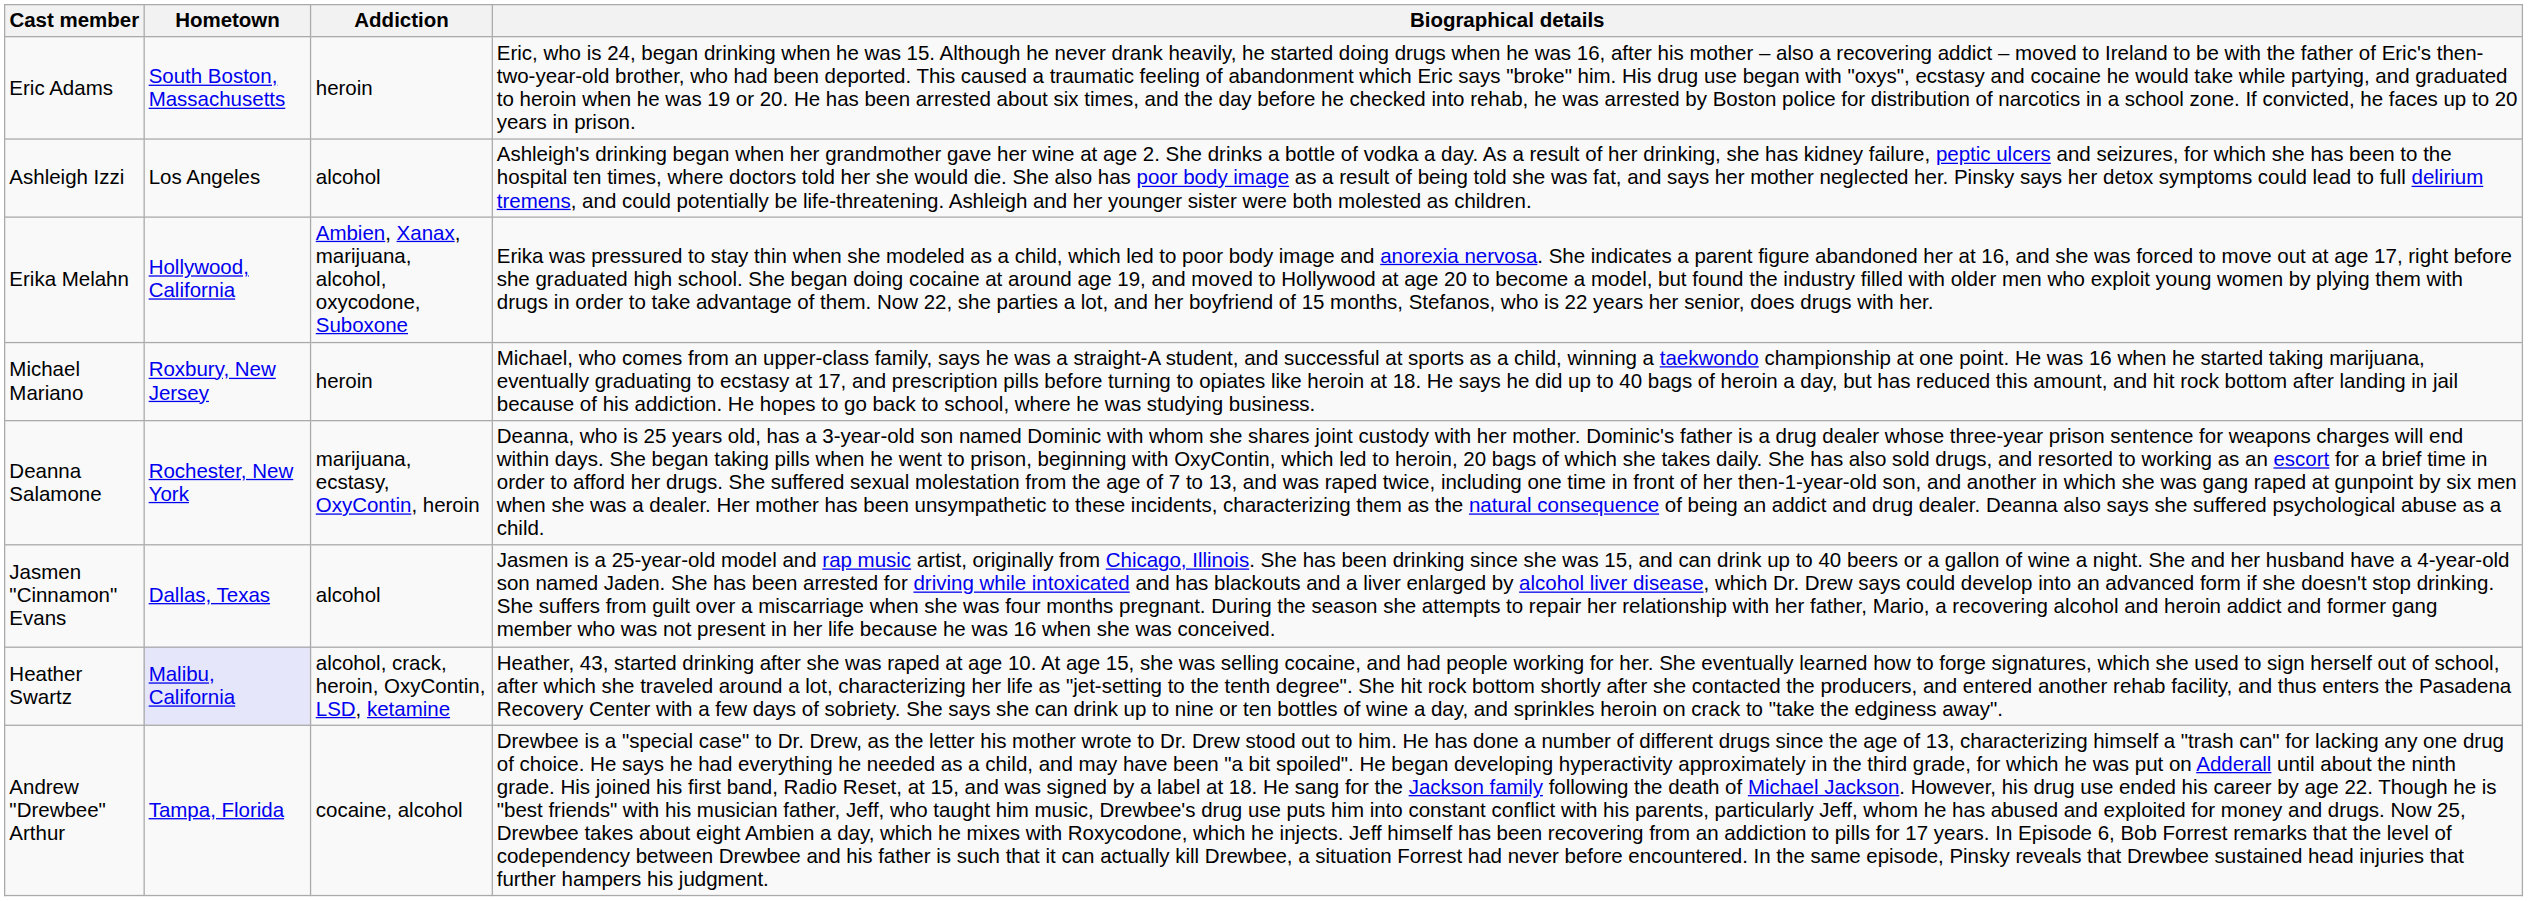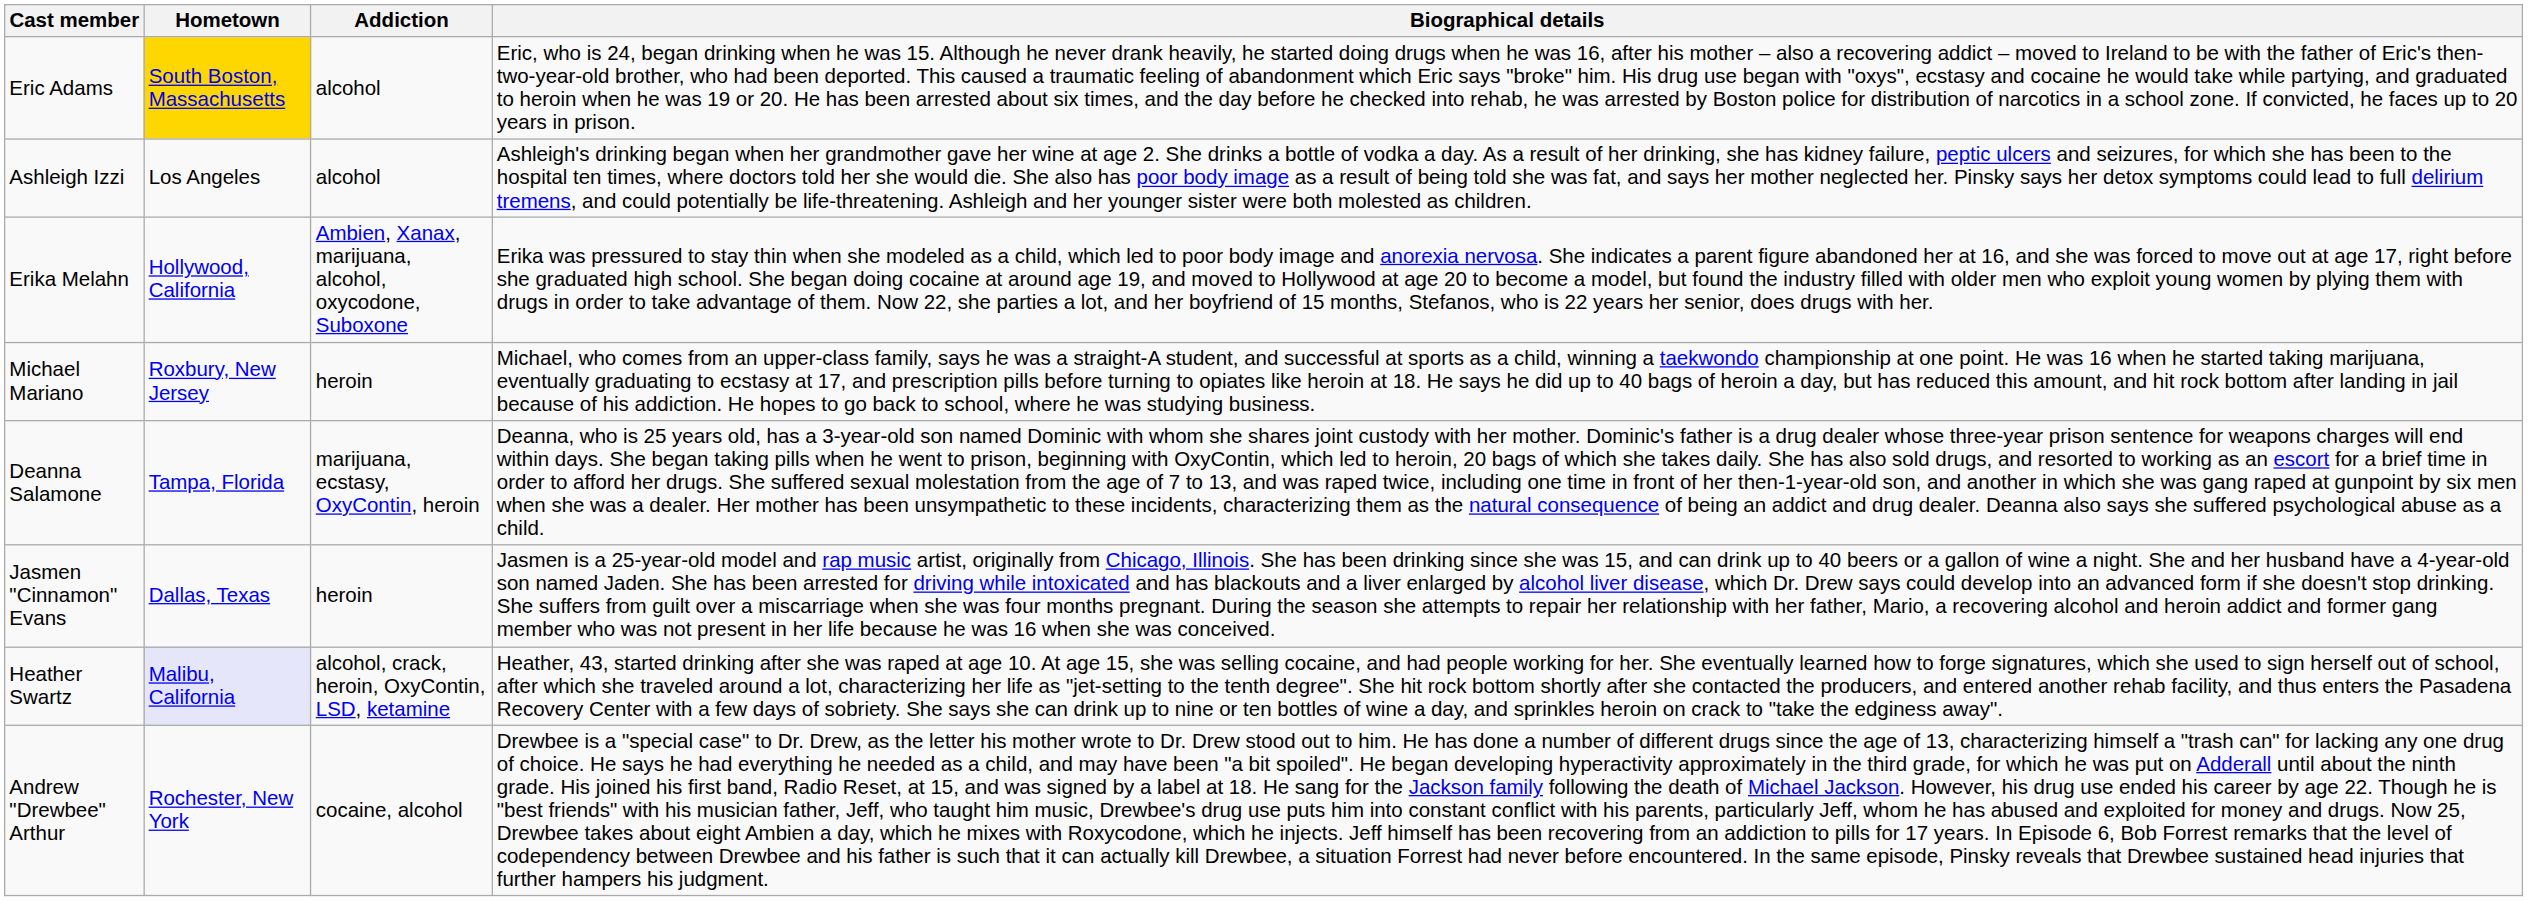(217, 87) no background -> (217, 87) gold background
(344, 87) heroin -> (348, 87) alcohol
(221, 482) Rochester, New York -> (216, 482) Tampa, Florida
(348, 595) alcohol -> (344, 595) heroin
(216, 810) Tampa, Florida -> (221, 810) Rochester, New York
